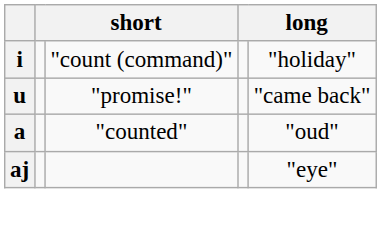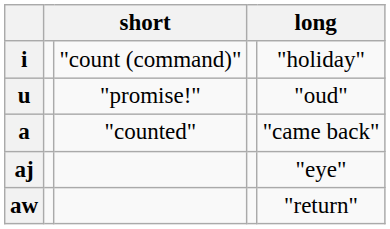(312, 95) "came back" -> (321, 95) "oud"
(312, 132) "oud" -> (321, 132) "came back"
+ row: (24, 205)
